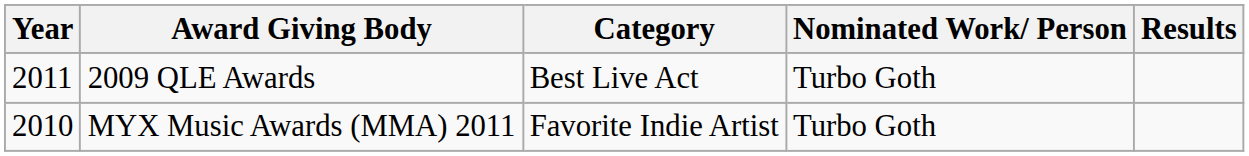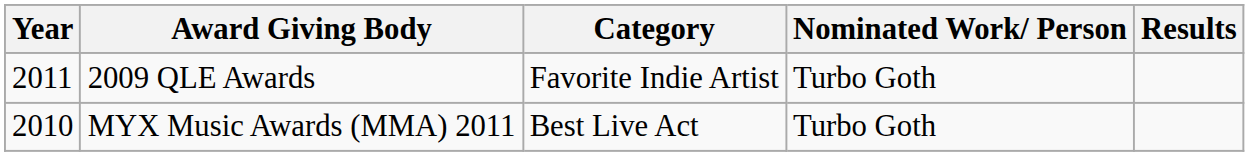(614, 77) Best Live Act -> (654, 77) Favorite Indie Artist
(654, 126) Favorite Indie Artist -> (614, 126) Best Live Act
